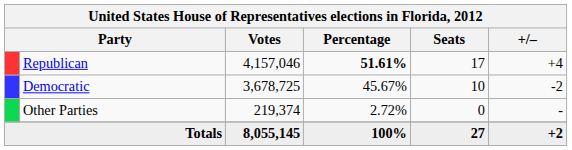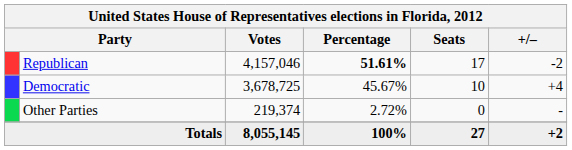(555, 63) +4 -> (557, 63) -2
(557, 87) -2 -> (555, 87) +4
